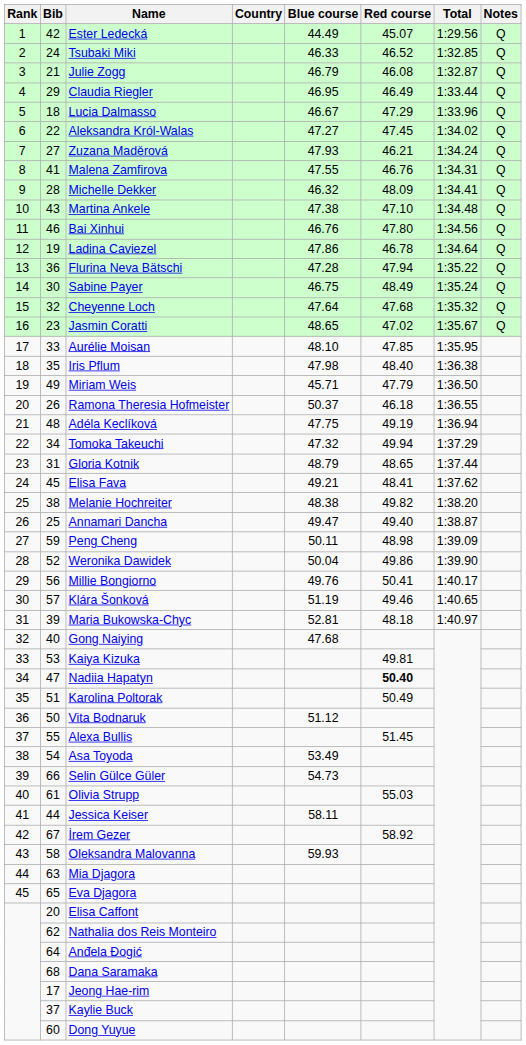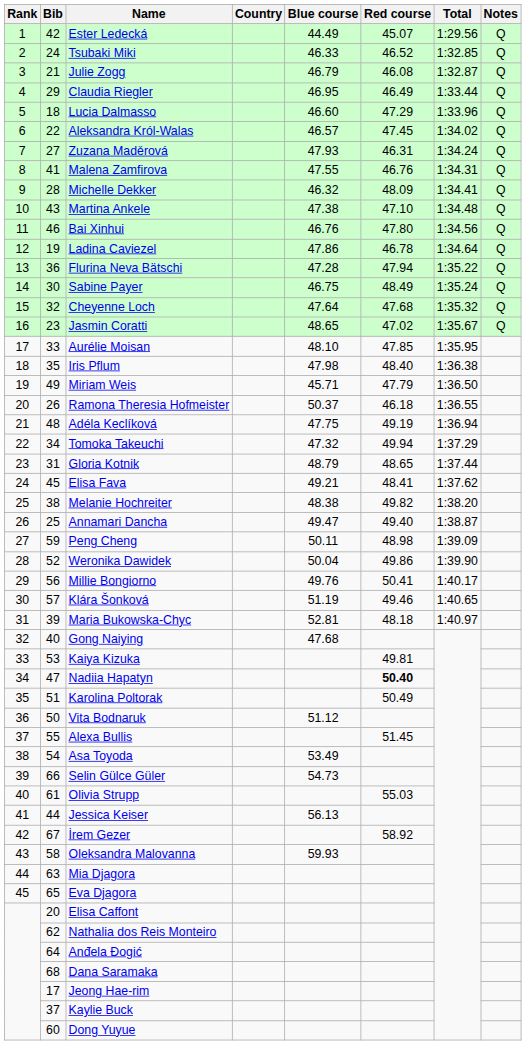(323, 111) 46.67 -> (323, 111) 46.60
(323, 131) 47.27 -> (323, 131) 46.57
(398, 151) 46.21 -> (398, 151) 46.31
(323, 815) 58.11 -> (323, 815) 56.13
